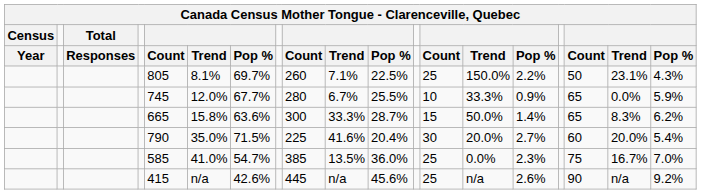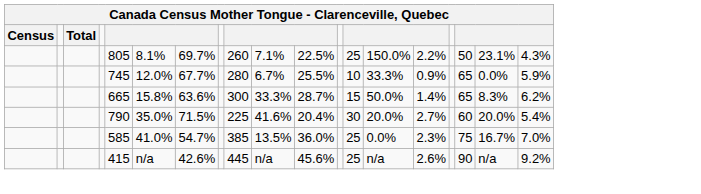- row: (31, 55)
